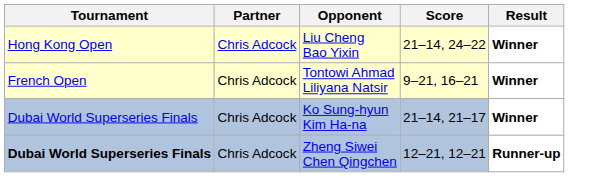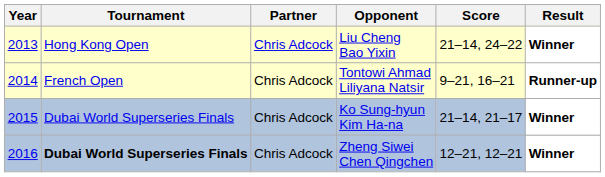+ column: (23, 16)
(515, 81) Winner -> (563, 81) Runner-up
(526, 154) Runner-up -> (551, 154) Winner
